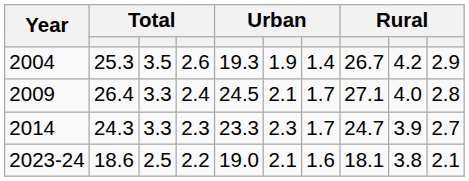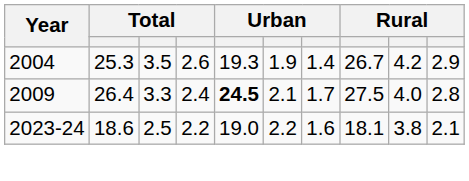(239, 95) normal -> (239, 95) bold
(364, 95) 27.1 -> (364, 95) 27.5
- row: (32, 127)
(283, 160) 2.1 -> (283, 127) 2.2
